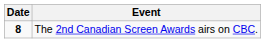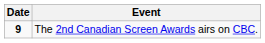(18, 29) 8 -> (18, 29) 9
